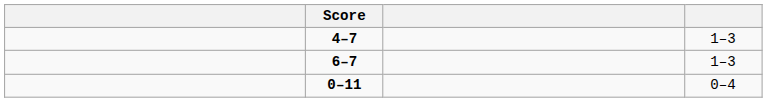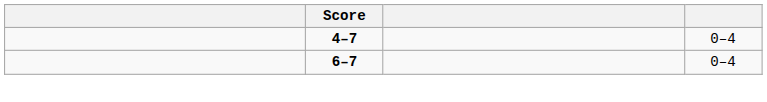(723, 39) 1–3 -> (723, 39) 0–4
(723, 62) 1–3 -> (723, 62) 0–4
- row: (344, 85)
